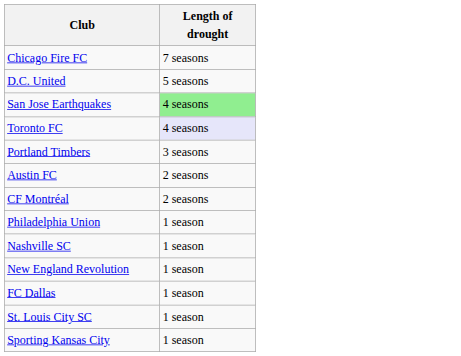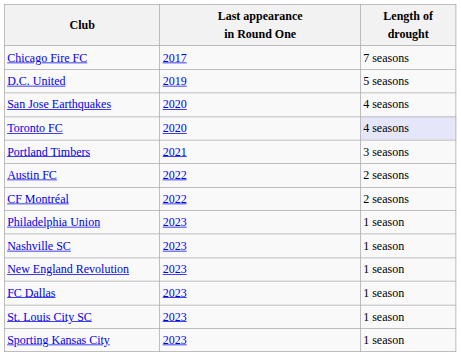+ column: (260, 25)
(186, 104) lightgreen background -> (386, 104) no background
